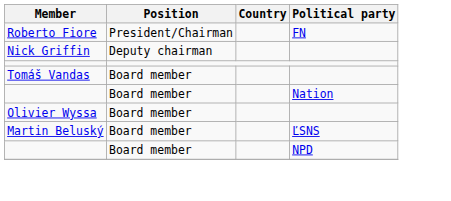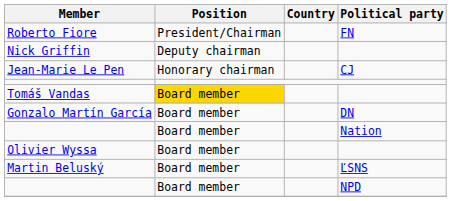+ row: (66, 70)
(150, 75) no background -> (199, 94) gold background
+ row: (79, 112)
